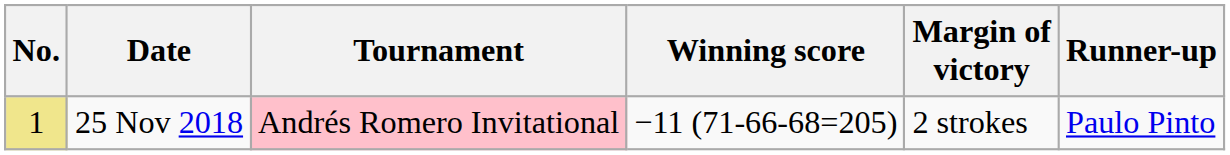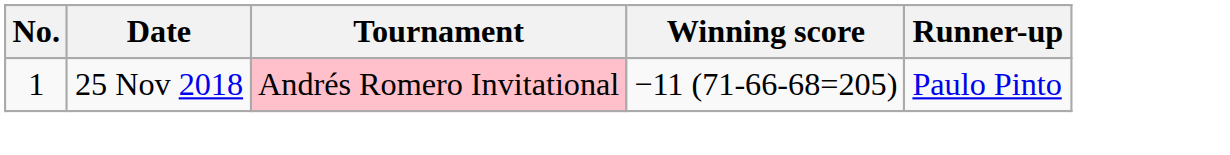- column: (982, 50)
(36, 122) khaki background -> (36, 84) no background
